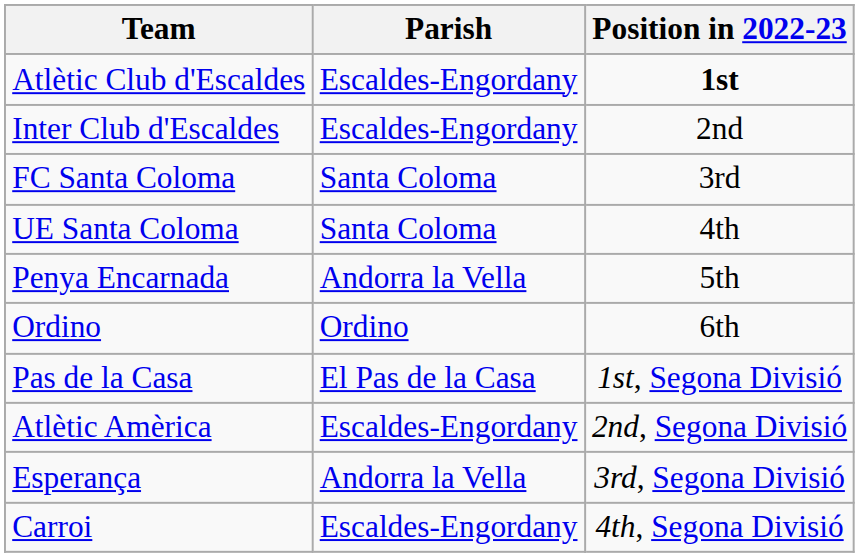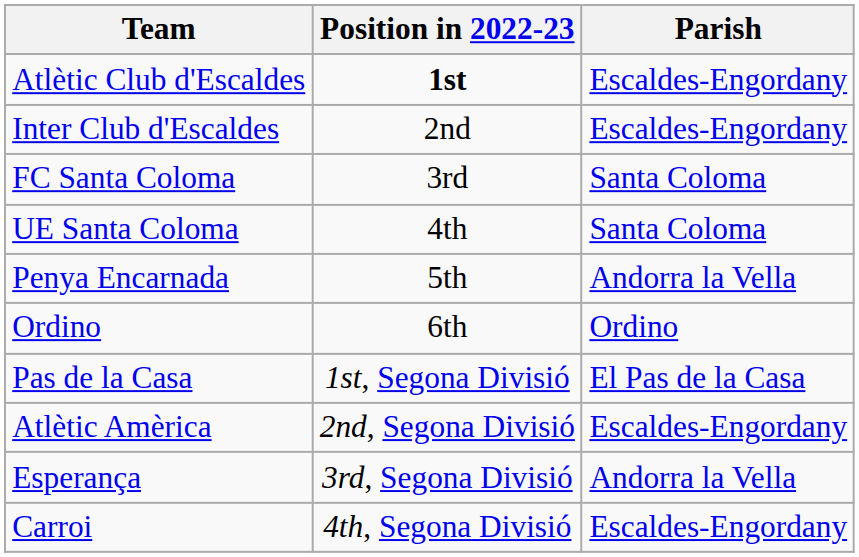columns swapped: (449, 29) <-> (720, 29)
